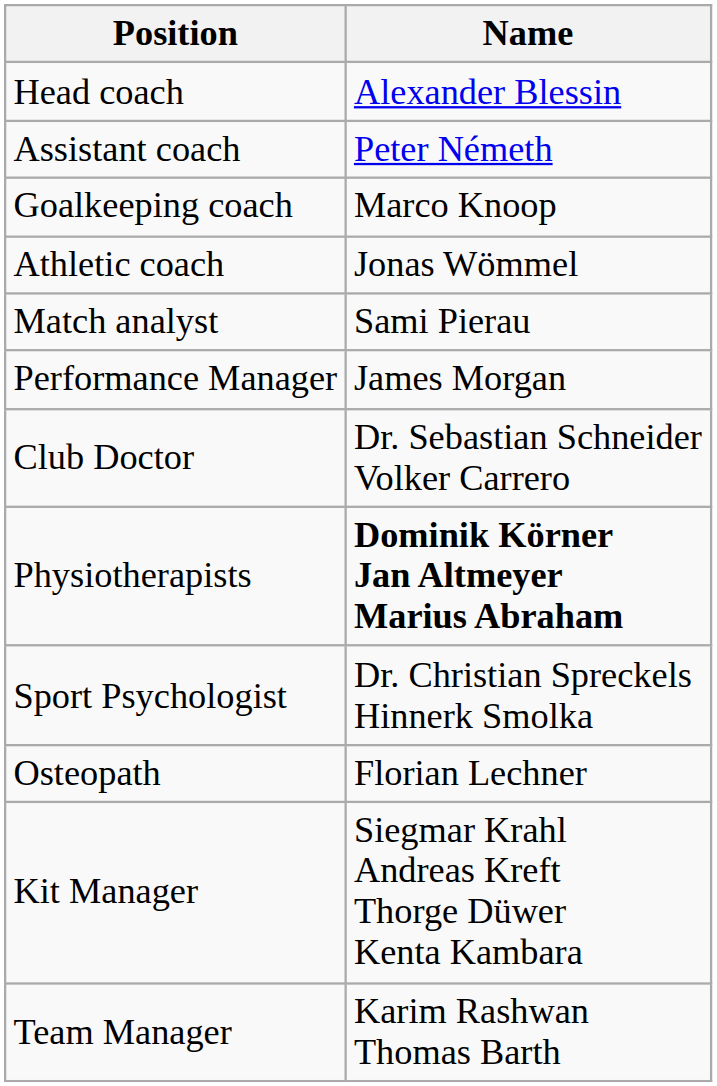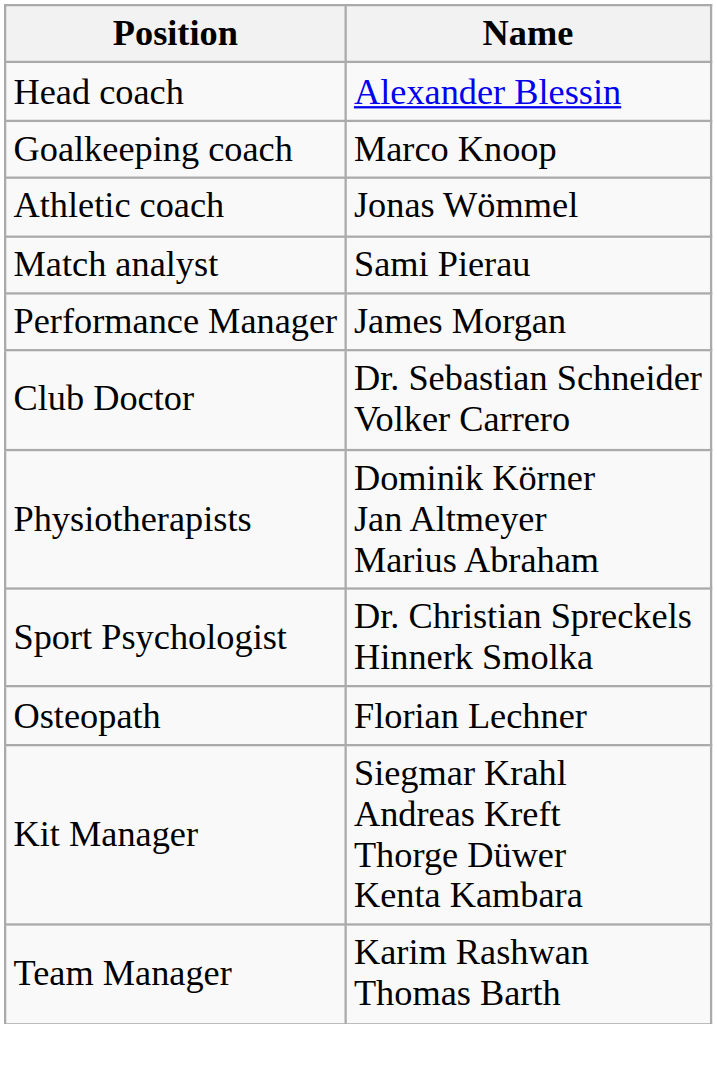- row: (127, 148)
(489, 575) bold -> (476, 518) normal
